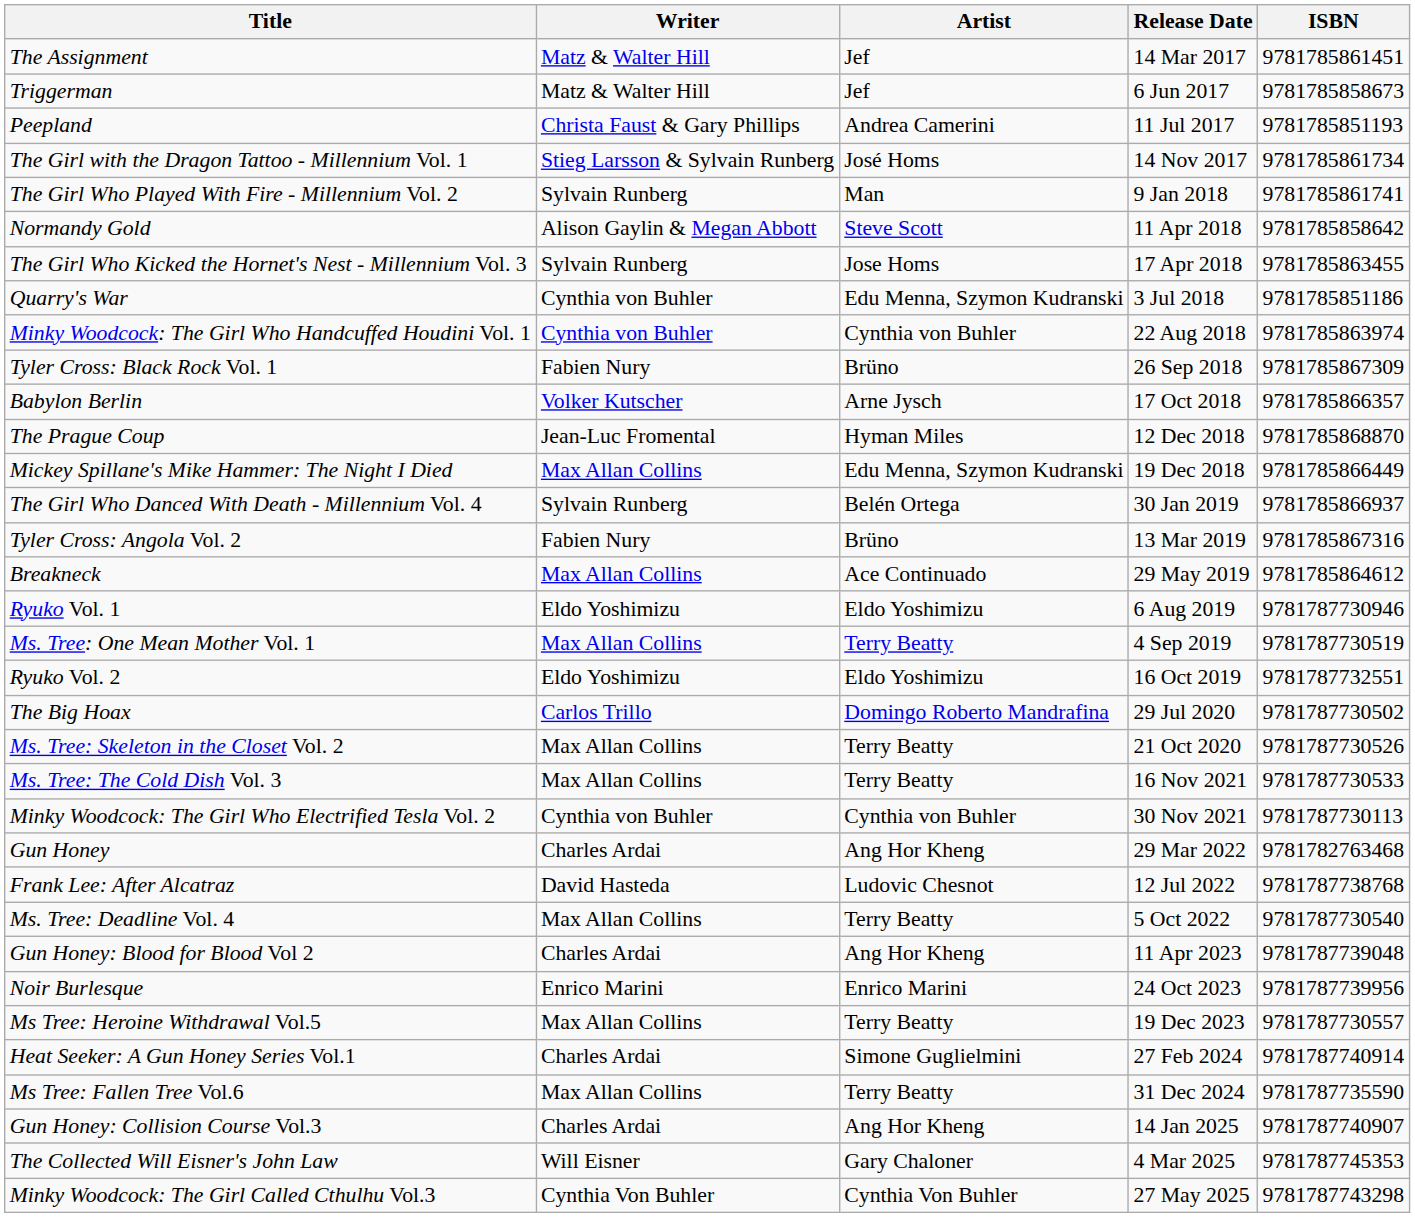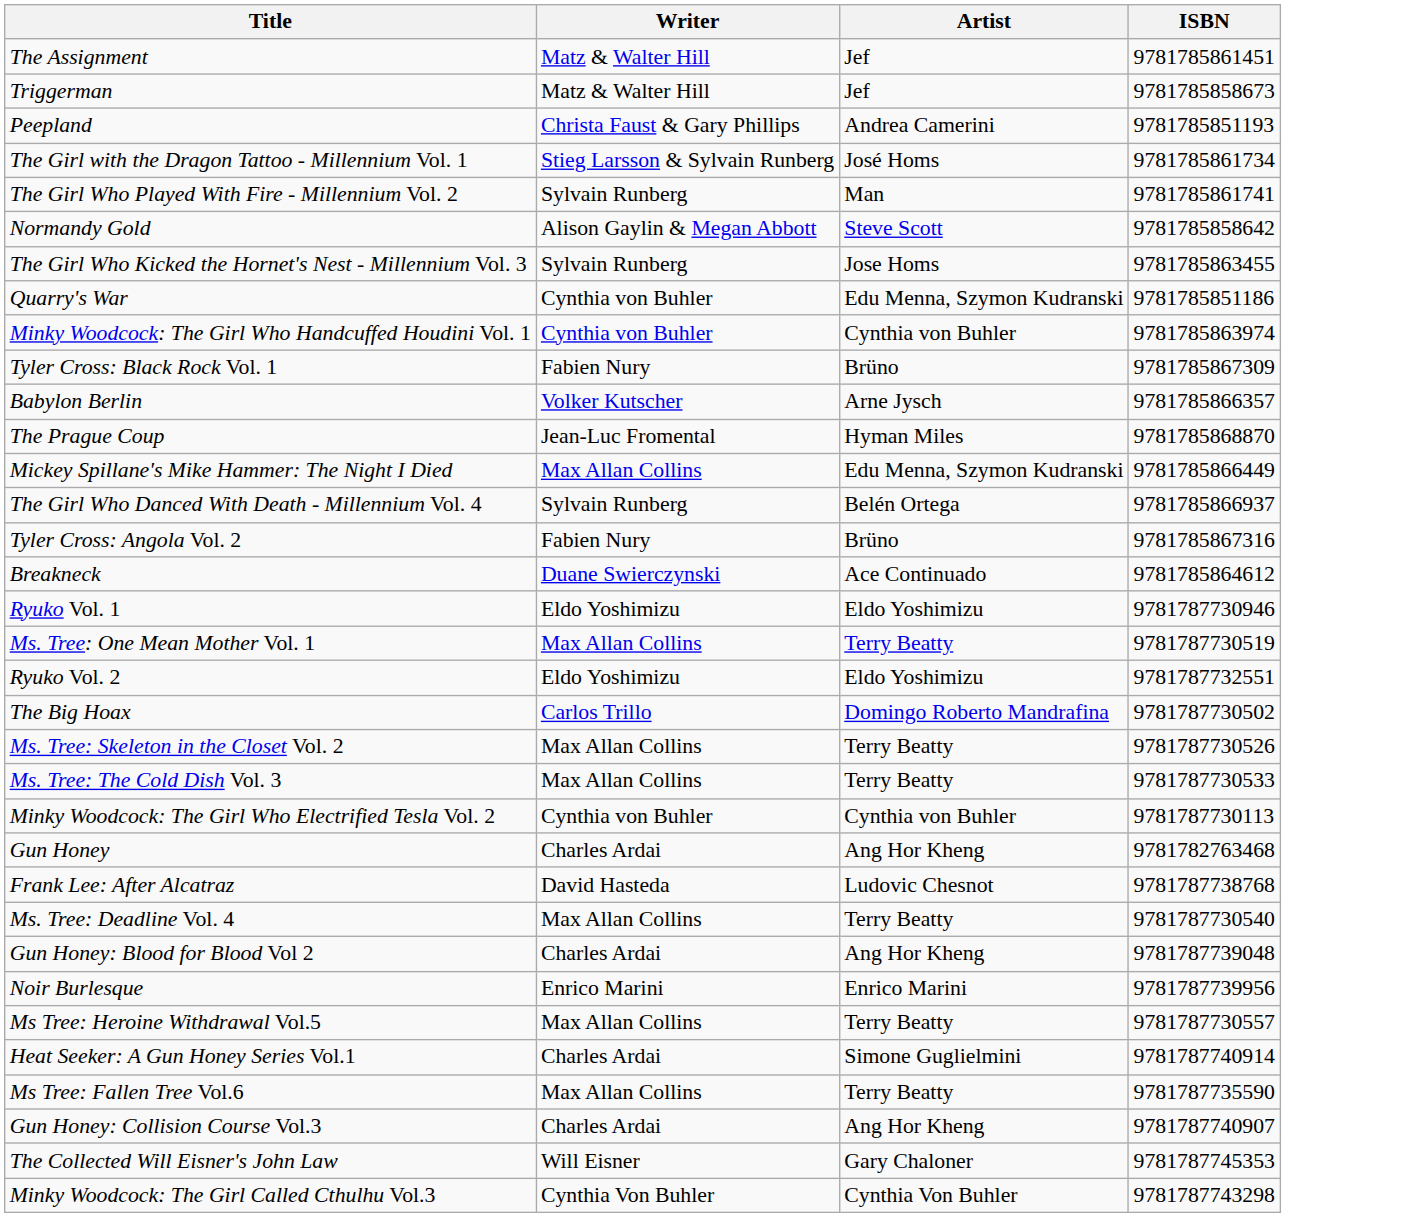- column: (1193, 21)
(621, 573) Max Allan Collins -> (631, 573) Duane Swierczynski
